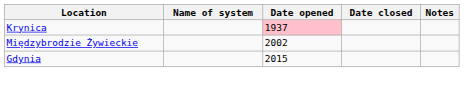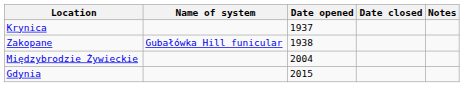(276, 28) pink background -> (301, 28) no background
+ row: (29, 43)
(276, 43) 2002 -> (301, 58) 2004
